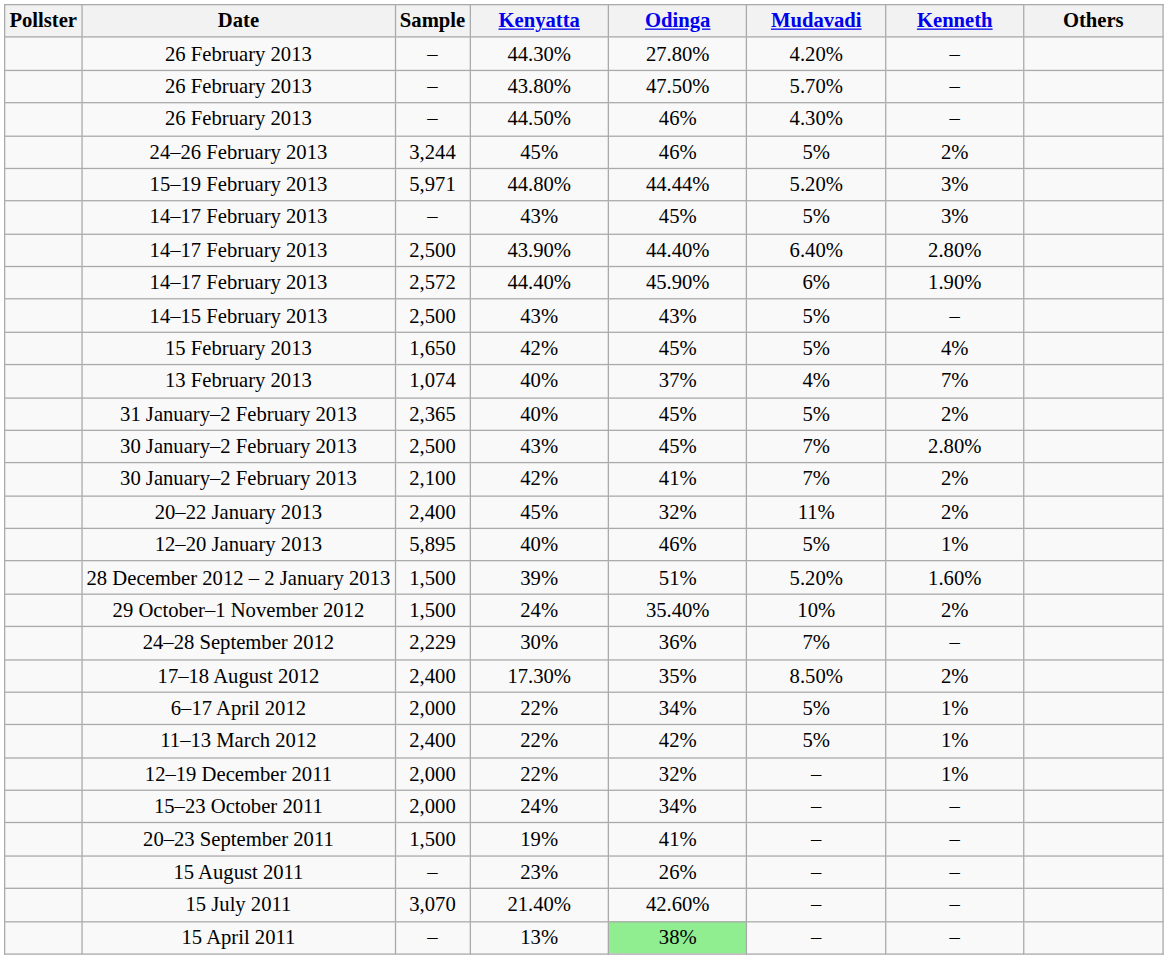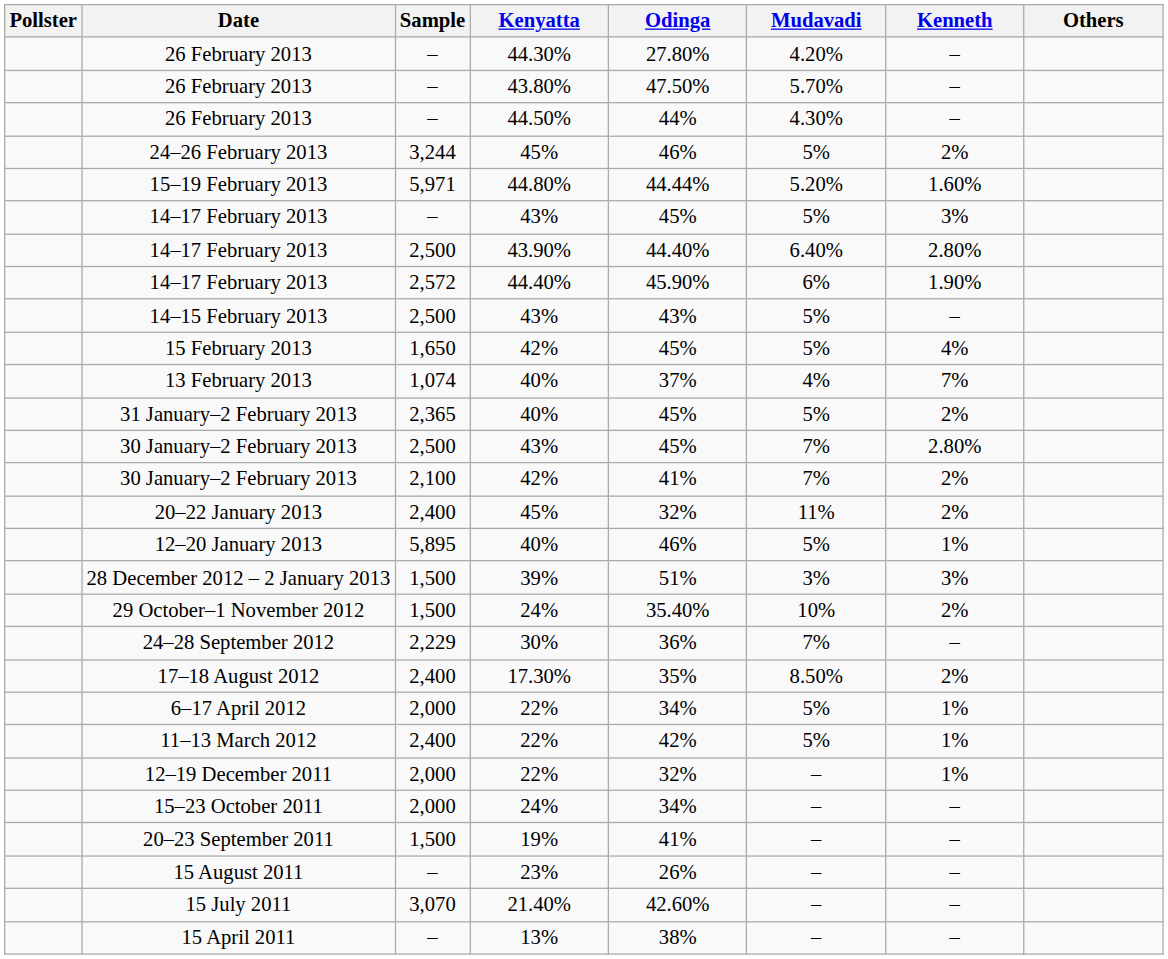(678, 119) 46% -> (678, 119) 44%
(955, 184) 3% -> (955, 184) 1.60%
(816, 577) 5.20% -> (816, 577) 3%
(955, 577) 1.60% -> (955, 577) 3%
(678, 937) lightgreen background -> (678, 937) no background
